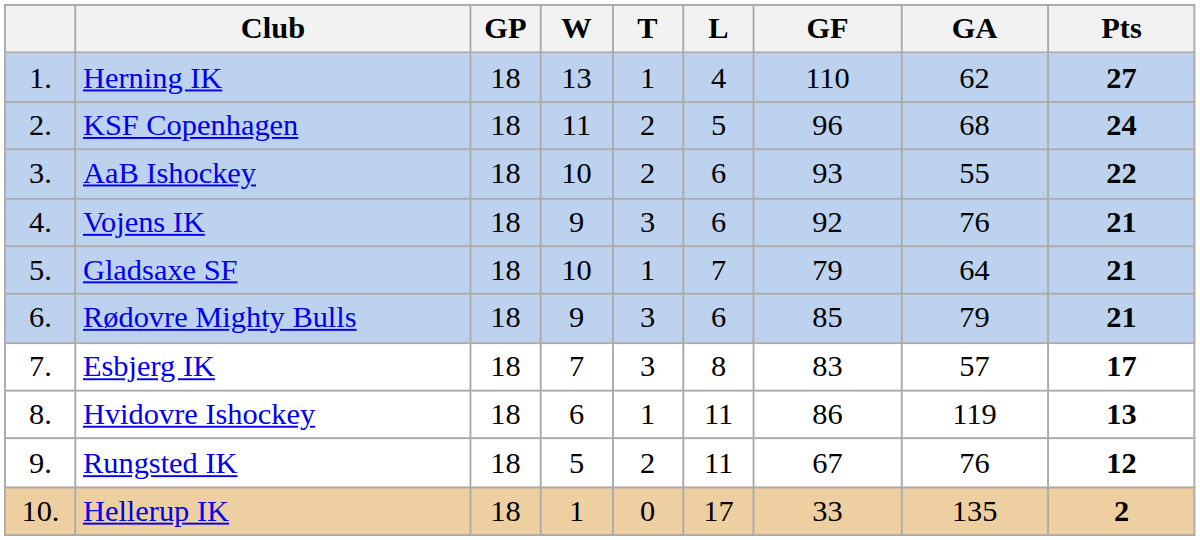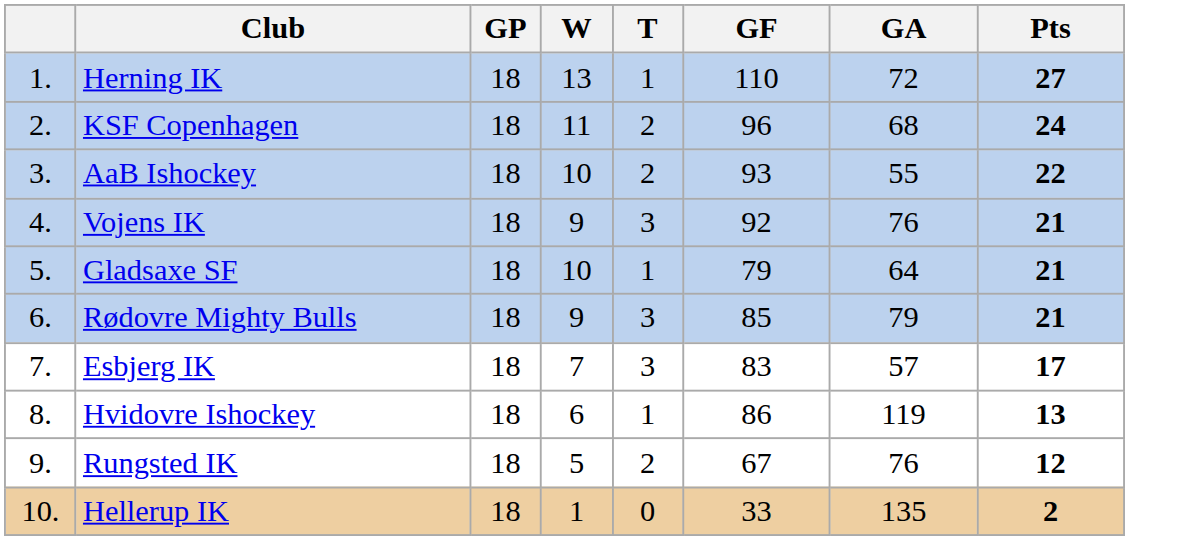- column: (719, 28)
(975, 76) 62 -> (904, 76) 72
